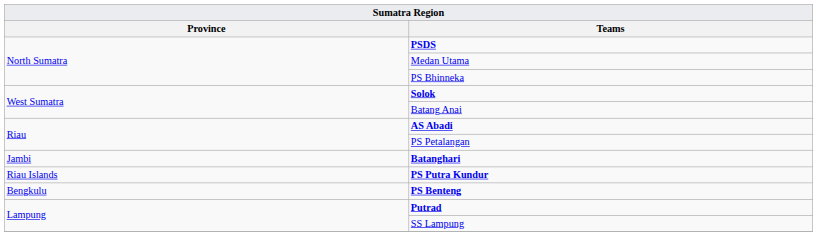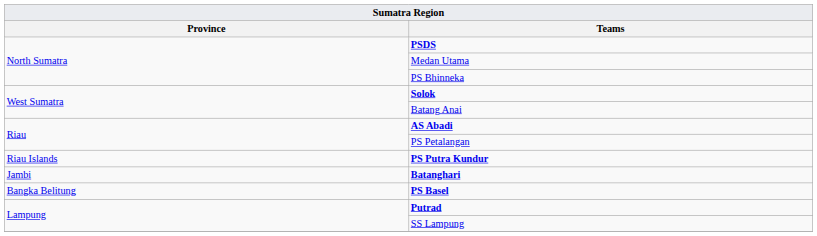rows swapped: (450, 175) <-> (436, 158)
+ row: (430, 191)
- row: (436, 191)
